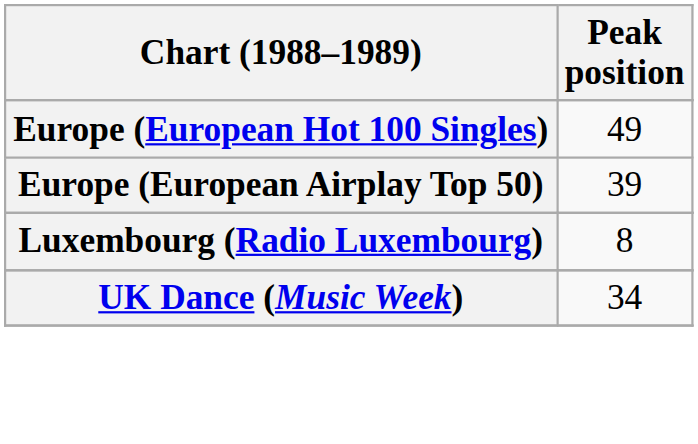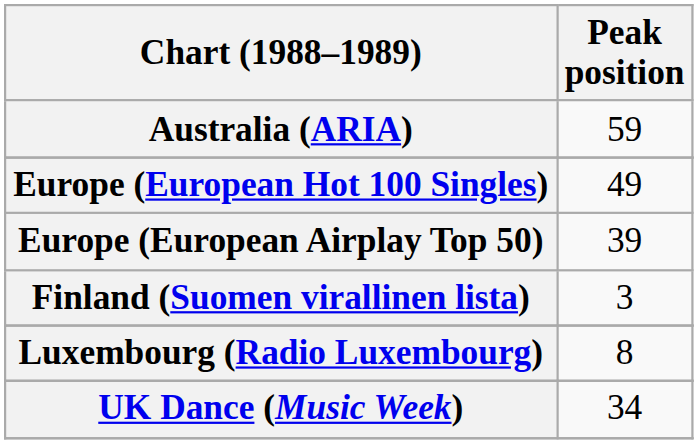+ row: (281, 128)
+ row: (281, 296)
